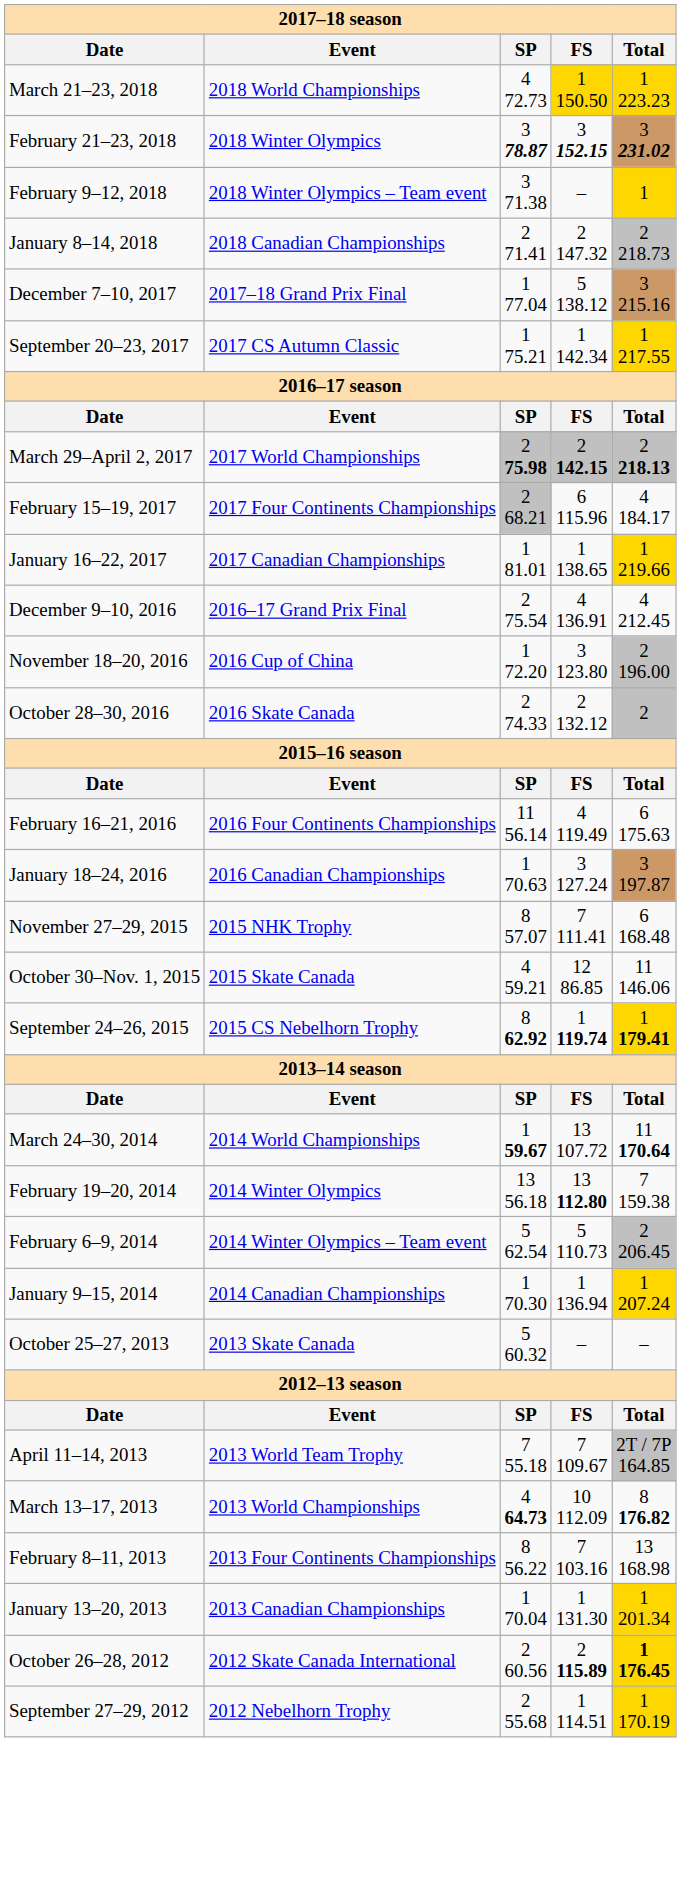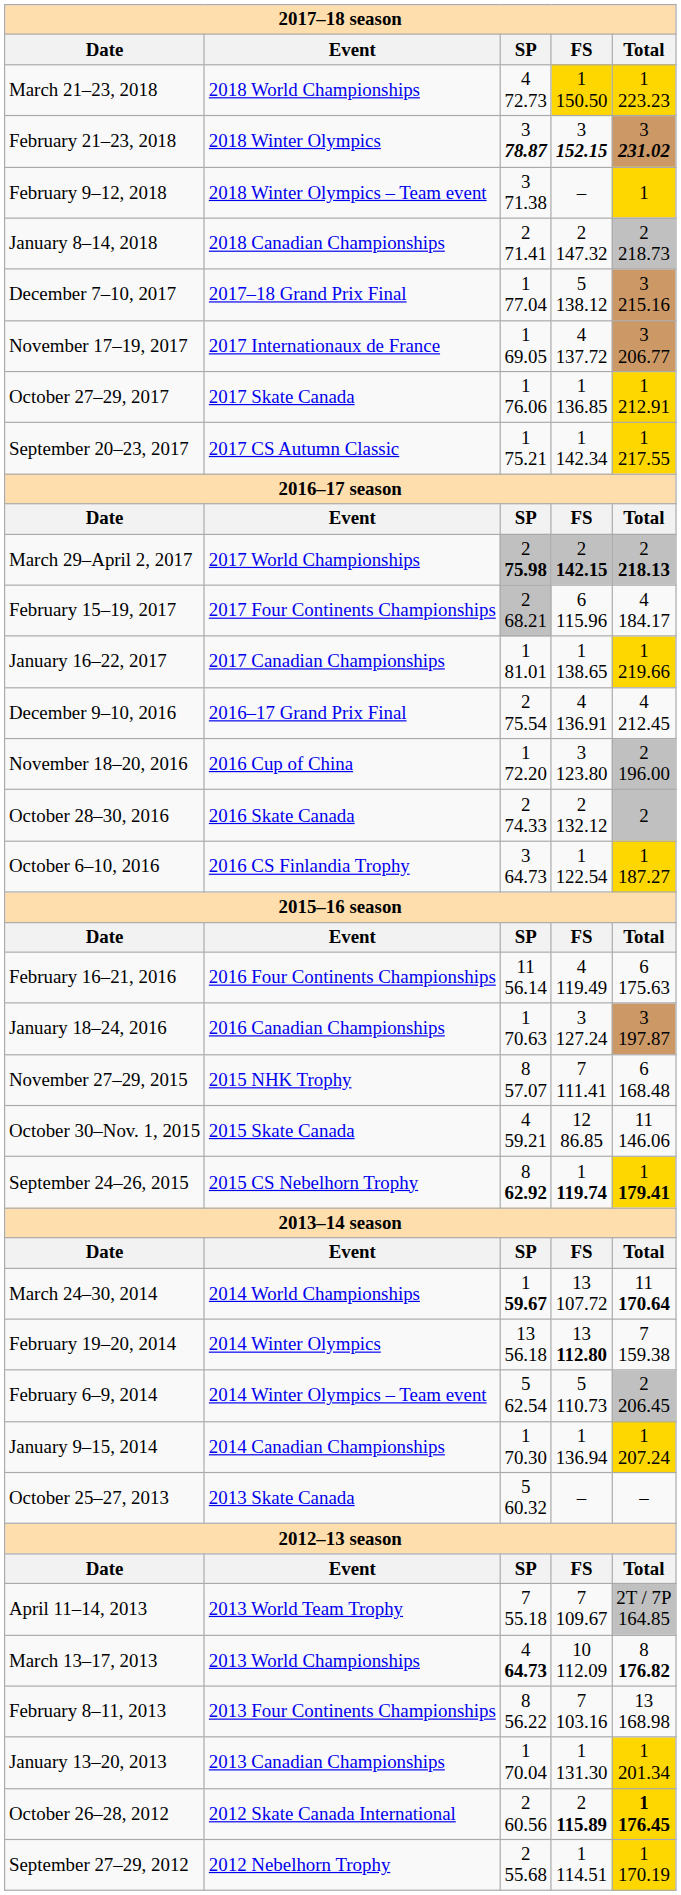+ row: (98, 345)
+ row: (89, 397)
+ row: (84, 866)
